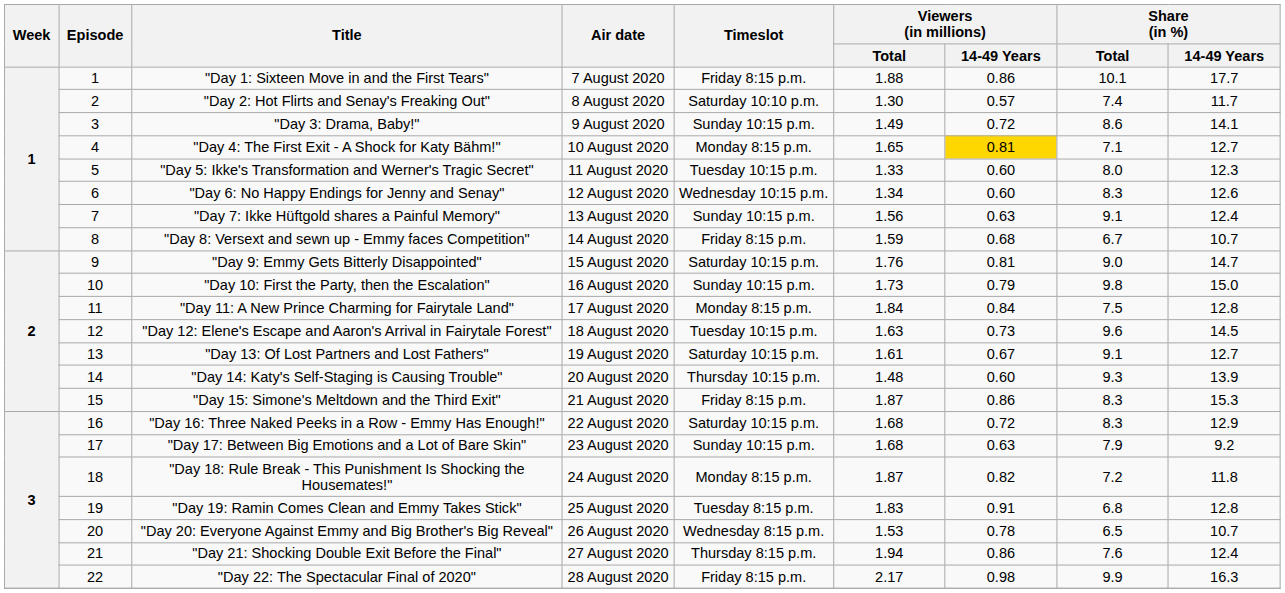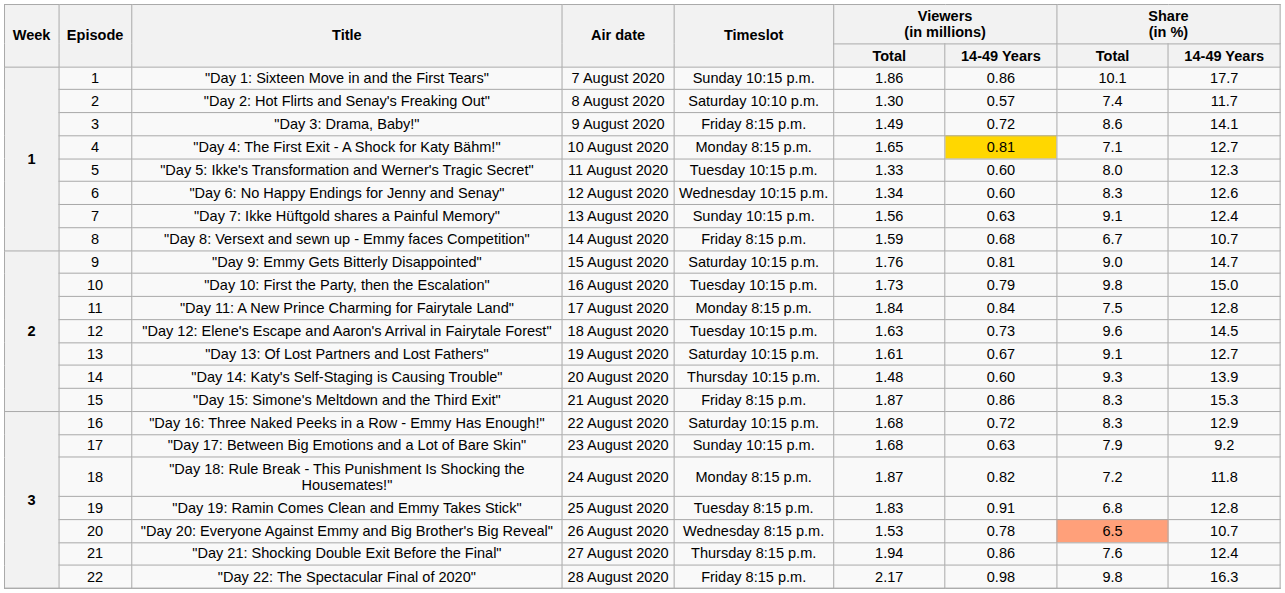(754, 78) Friday 8:15 p.m. -> (754, 78) Sunday 10:15 p.m.
(889, 78) 1.88 -> (889, 78) 1.86
(754, 124) Sunday 10:15 p.m. -> (754, 124) Friday 8:15 p.m.
(754, 285) Sunday 10:15 p.m. -> (754, 285) Tuesday 10:15 p.m.
(1113, 531) no background -> (1113, 531) lightsalmon background
(1113, 577) 9.9 -> (1113, 577) 9.8
